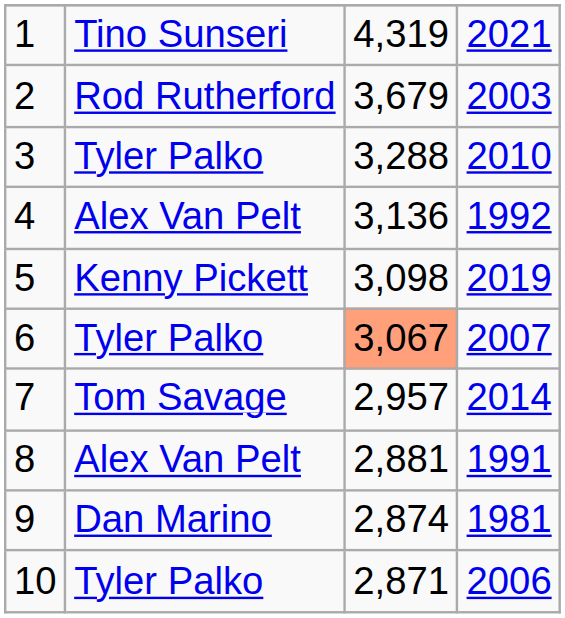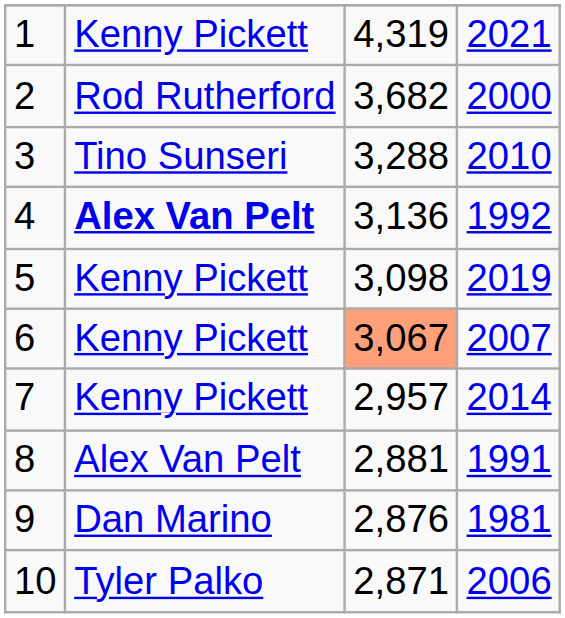(181, 34) Tino Sunseri -> (191, 34) Kenny Pickett
(401, 95) 3,679 -> (401, 95) 3,682
(509, 95) 2003 -> (509, 95) 2000
(169, 156) Tyler Palko -> (181, 156) Tino Sunseri
(188, 216) normal -> (194, 216) bold
(169, 338) Tyler Palko -> (191, 338) Kenny Pickett
(180, 398) Tom Savage -> (191, 398) Kenny Pickett
(401, 519) 2,874 -> (401, 519) 2,876
